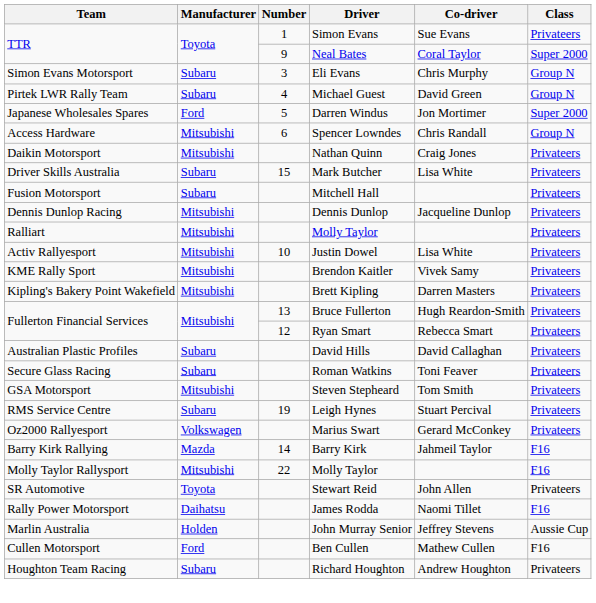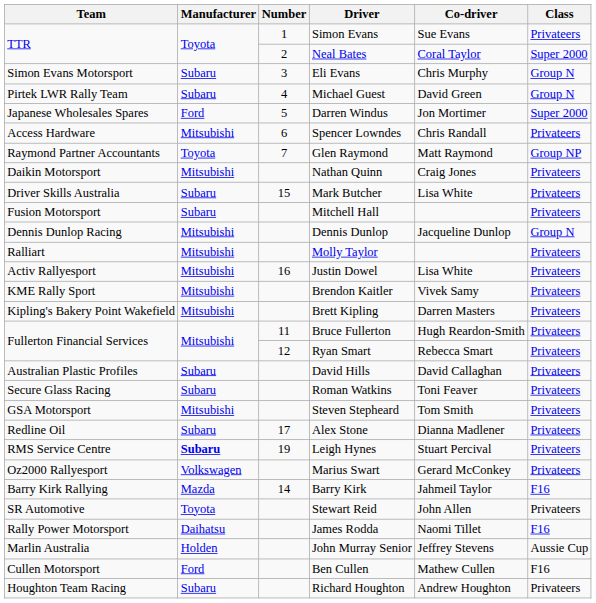(284, 53) 9 -> (284, 53) 2
(552, 133) Group N -> (555, 133) Privateers
+ row: (84, 152)
(555, 212) Privateers -> (552, 232) Group N
(284, 251) 10 -> (284, 271) 16
(284, 311) 13 -> (284, 331) 11
+ row: (36, 430)
(198, 410) normal -> (201, 449) bold
- row: (68, 469)
